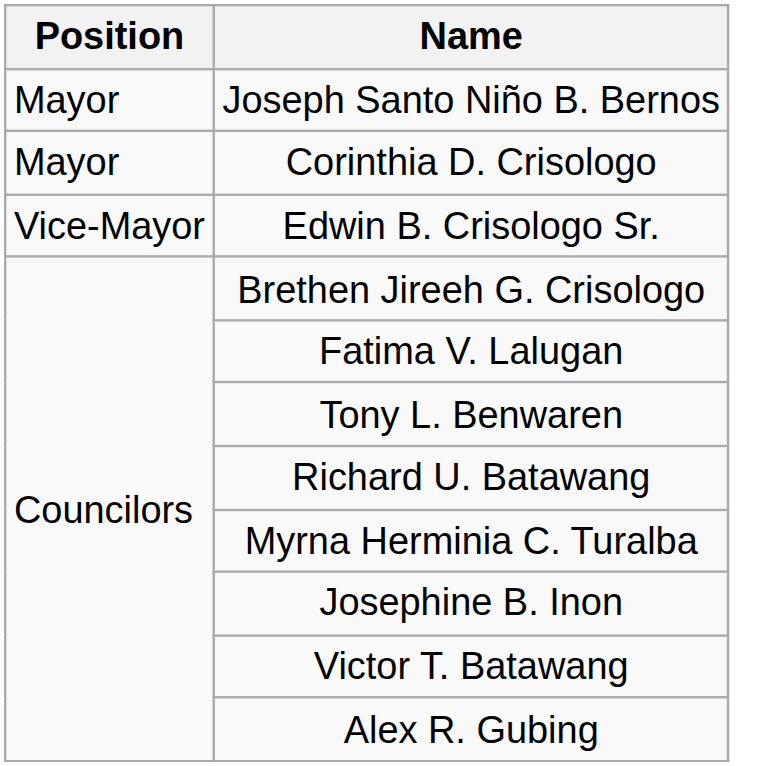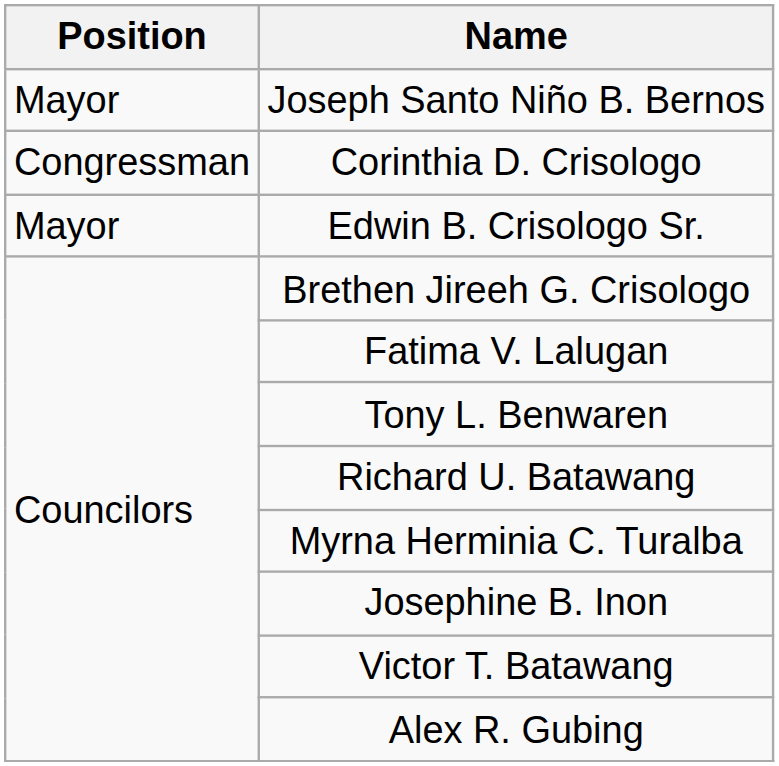(67, 162) Mayor -> (132, 162) Congressman
(109, 225) Vice-Mayor -> (67, 225) Mayor
